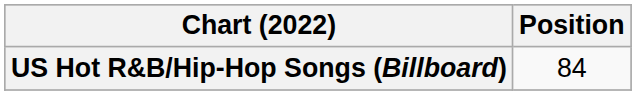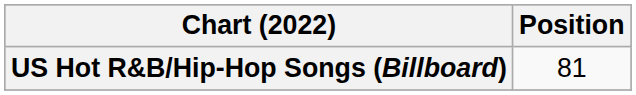(572, 68) 84 -> (572, 68) 81
